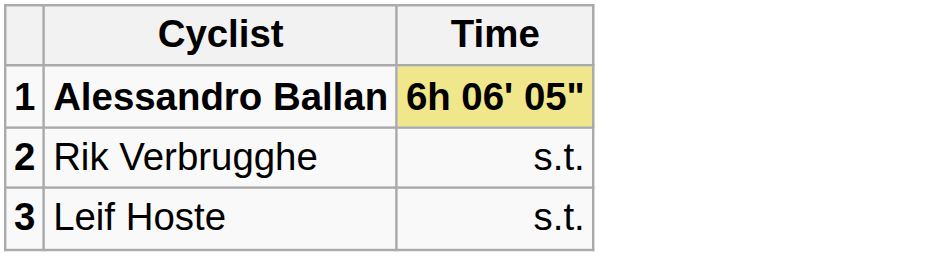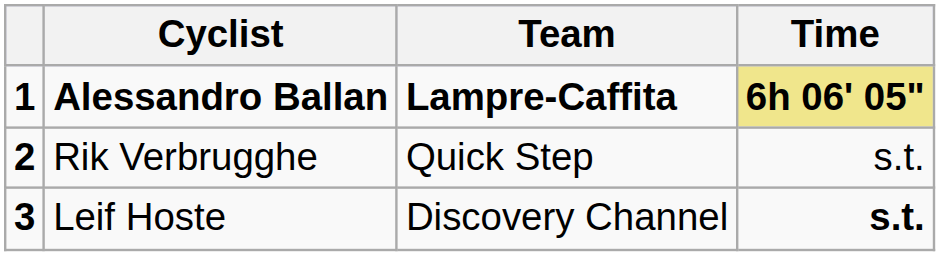+ column: (567, 34)
(559, 217) normal -> (897, 217) bold
